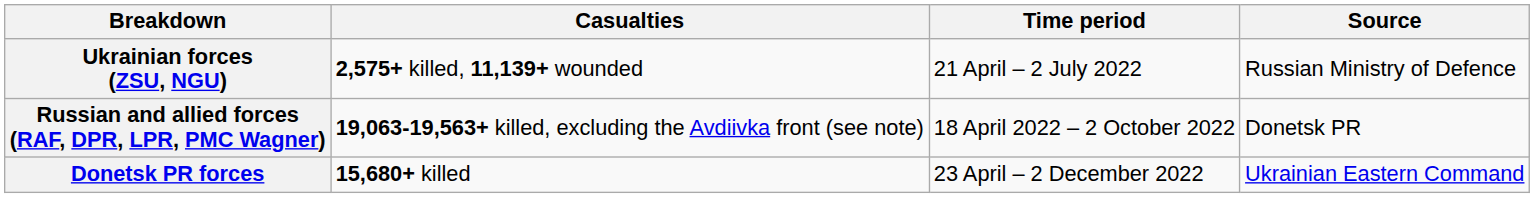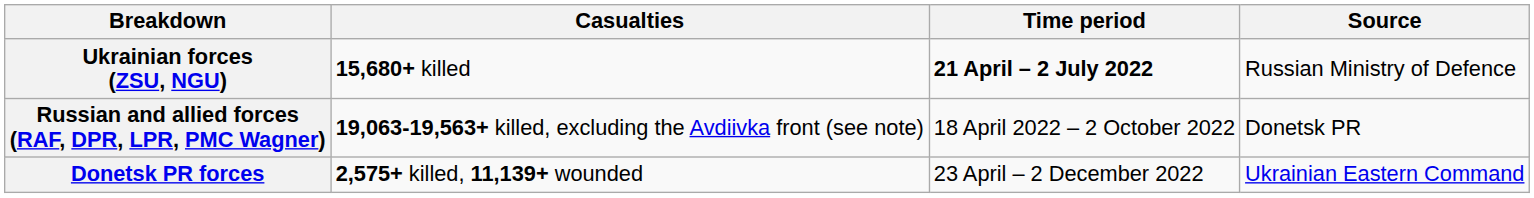(489, 68) 2,575+ killed, 11,139+ wounded -> (403, 68) 15,680+ killed
(1038, 68) normal -> (1043, 68) bold
(403, 174) 15,680+ killed -> (489, 174) 2,575+ killed, 11,139+ wounded
